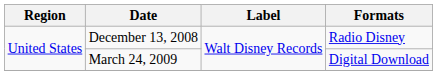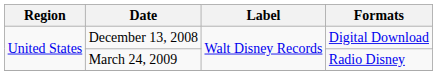(367, 37) Radio Disney -> (379, 37) Digital Download
(379, 59) Digital Download -> (367, 59) Radio Disney
